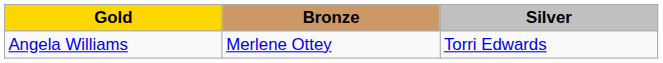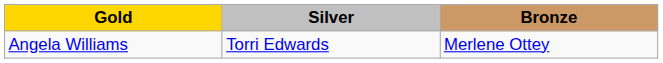columns swapped: (549, 17) <-> (331, 17)
